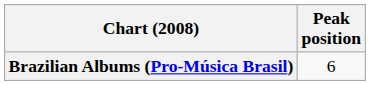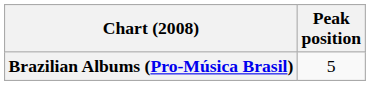(331, 66) 6 -> (331, 66) 5
